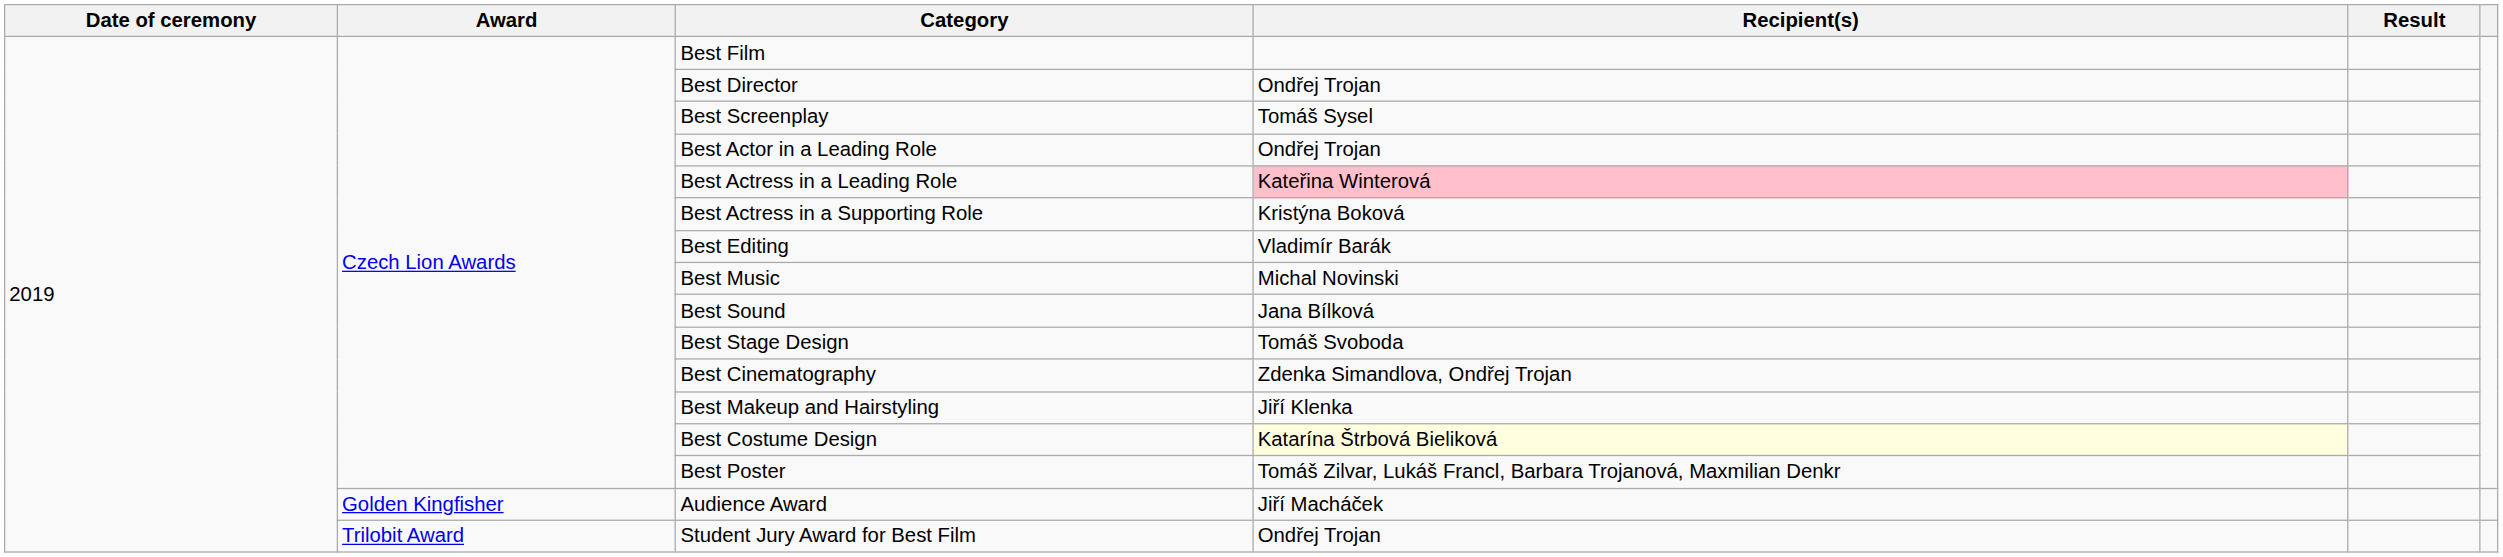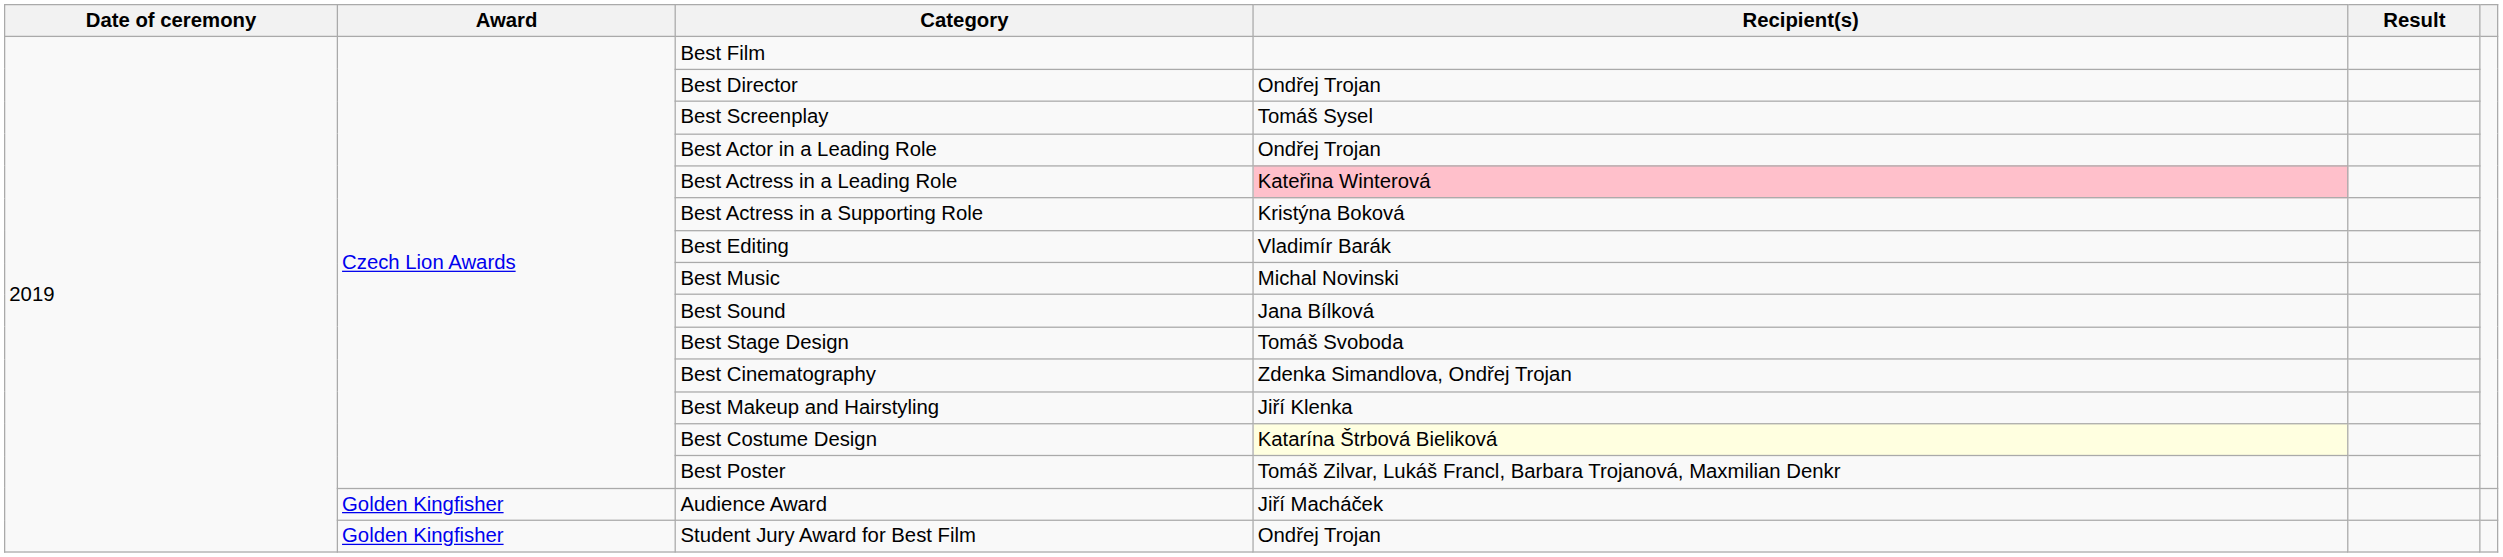(403, 536) Trilobit Award -> (423, 536) Golden Kingfisher
